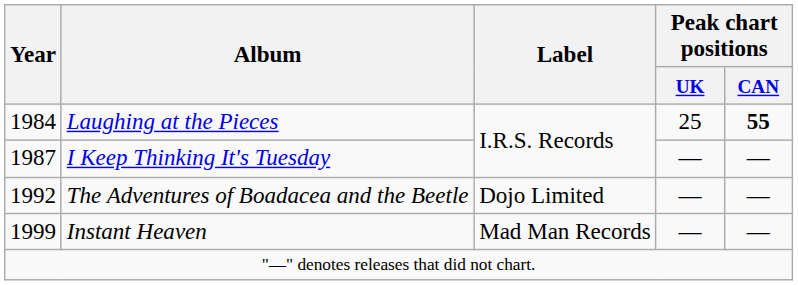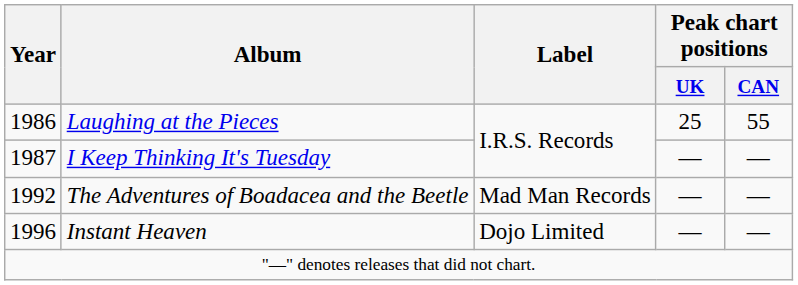(33, 121) 1984 -> (33, 121) 1986
(758, 121) bold -> (758, 121) normal
(542, 194) Dojo Limited -> (565, 194) Mad Man Records
(33, 231) 1999 -> (33, 231) 1996
(565, 231) Mad Man Records -> (542, 231) Dojo Limited
